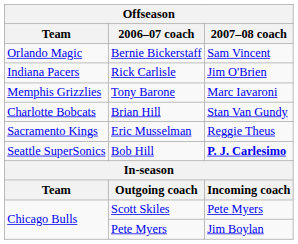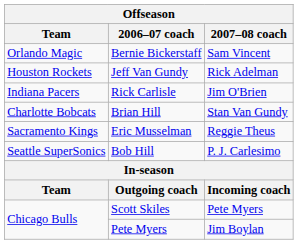+ row: (150, 72)
- row: (143, 92)
(247, 151) bold -> (244, 151) normal
